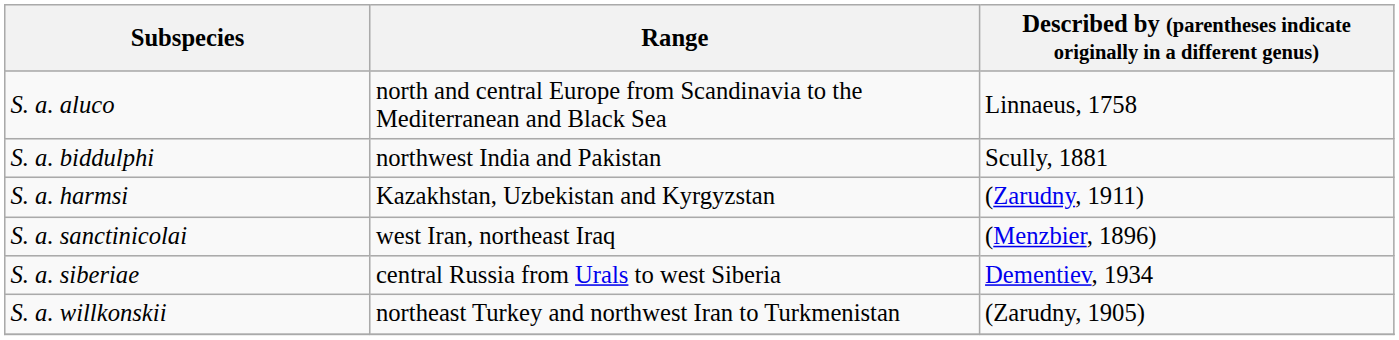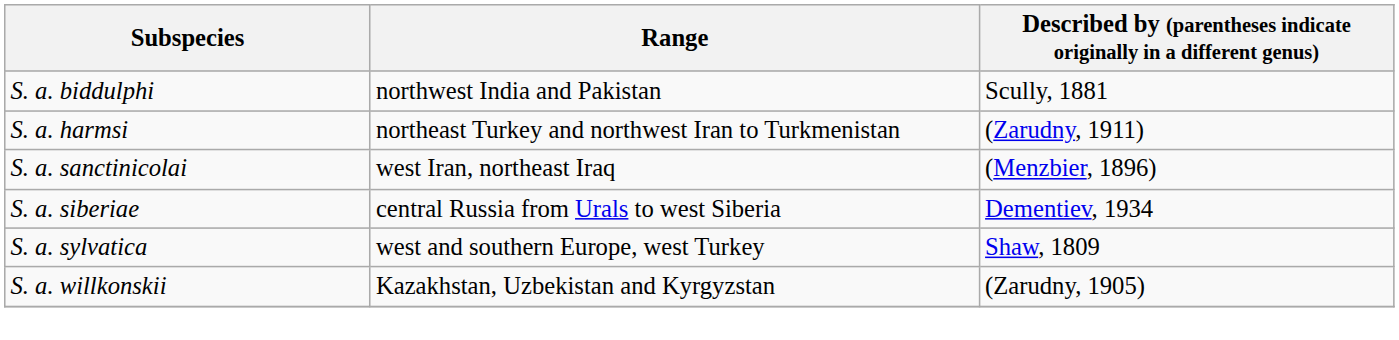- row: (62, 104)
(576, 196) Kazakhstan, Uzbekistan and Kyrgyzstan -> (638, 129) northeast Turkey and northwest Iran to Turkmenistan
+ row: (79, 247)
(638, 313) northeast Turkey and northwest Iran to Turkmenistan -> (576, 286) Kazakhstan, Uzbekistan and Kyrgyzstan
